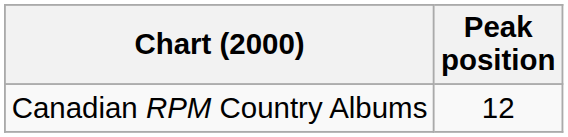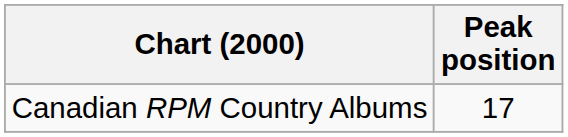(498, 107) 12 -> (498, 107) 17
